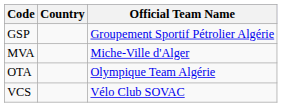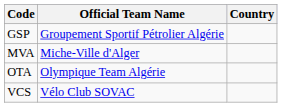columns swapped: (182, 14) <-> (63, 14)
